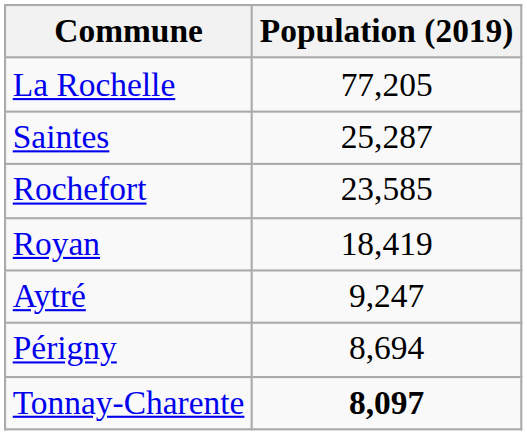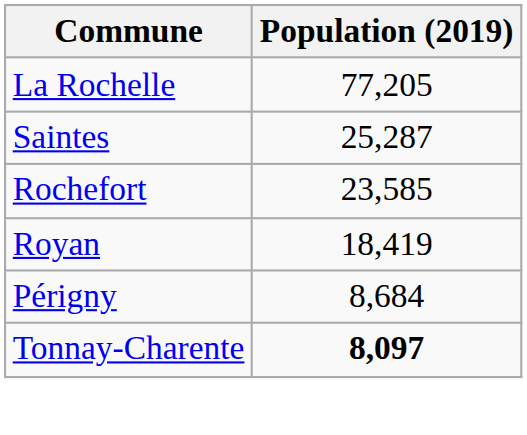- row: (49, 296)
(387, 349) 8,694 -> (387, 296) 8,684
